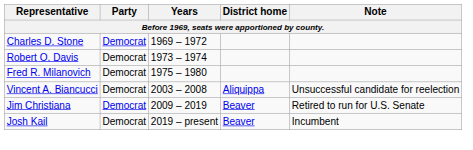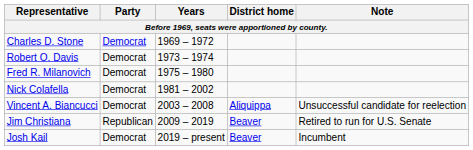+ row: (37, 89)
(124, 105) Democrat -> (128, 121) Republican
